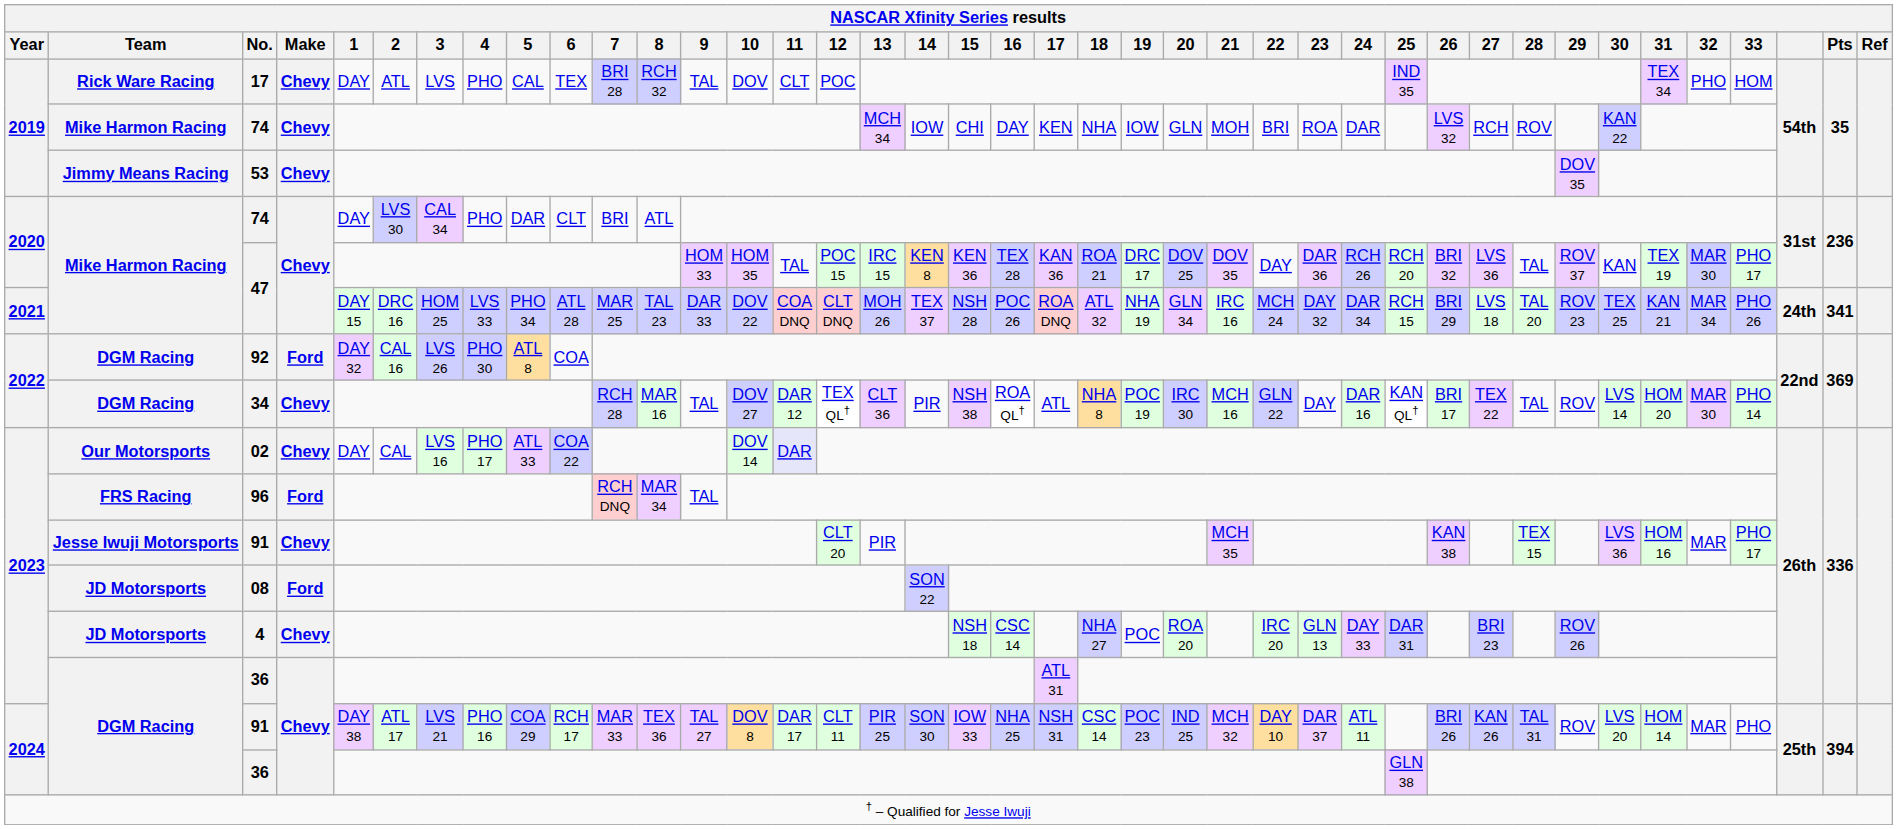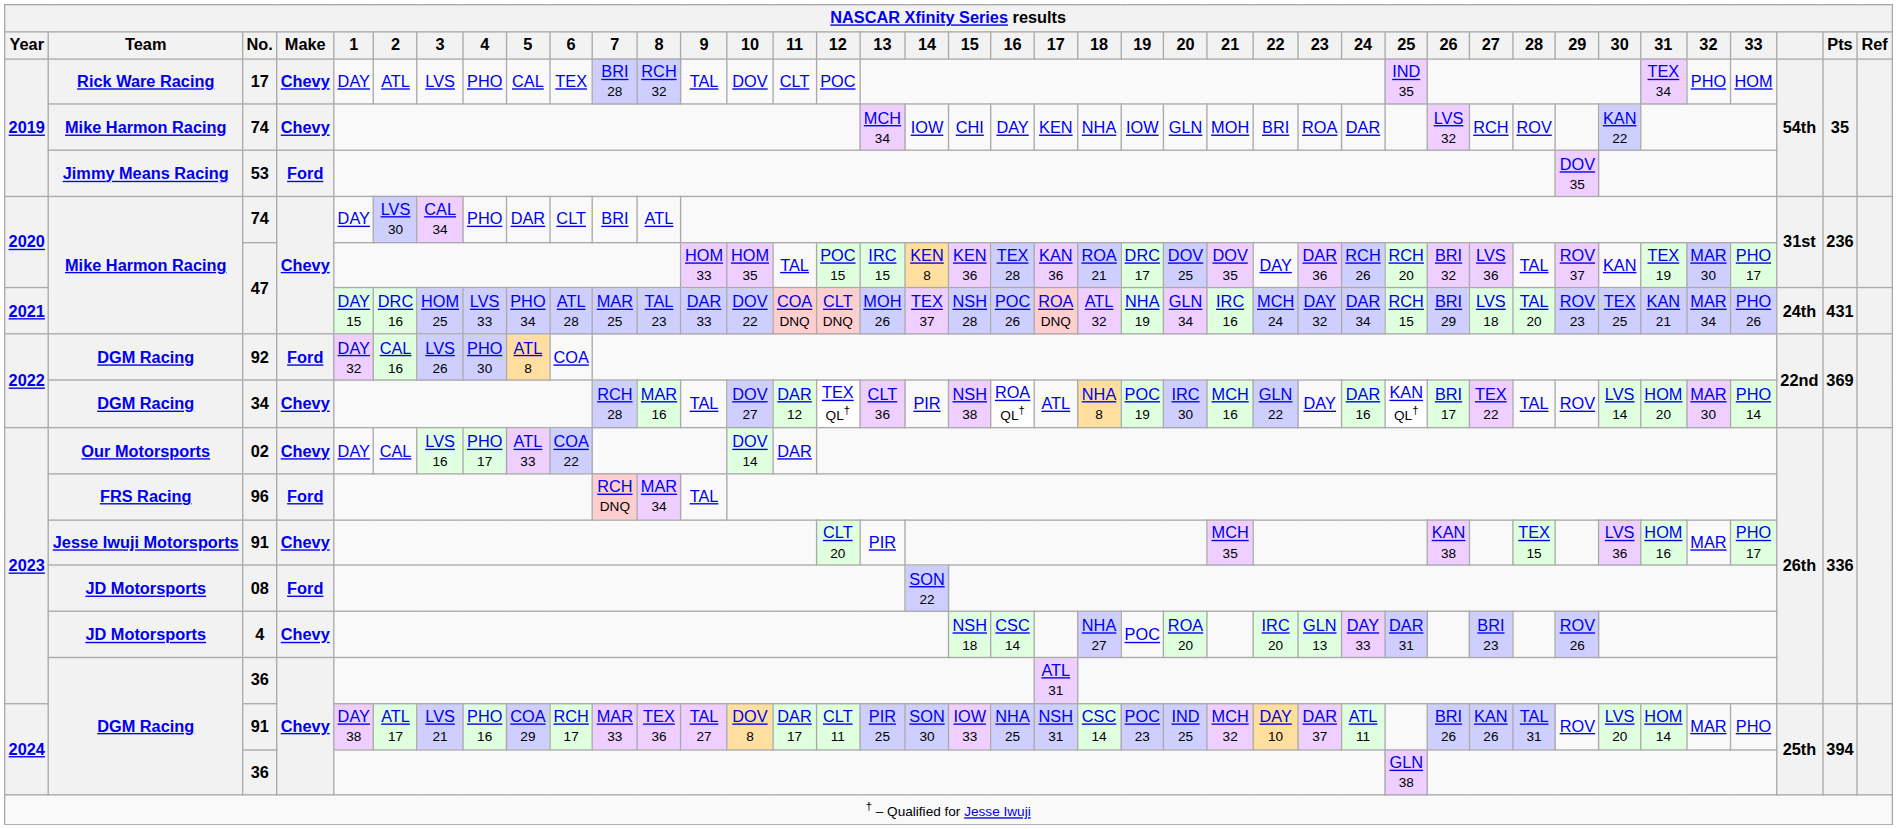(305, 173) Chevy -> (305, 173) Ford
(1840, 311) 341 -> (1840, 311) 431
(795, 451) lavender background -> (795, 451) no background
